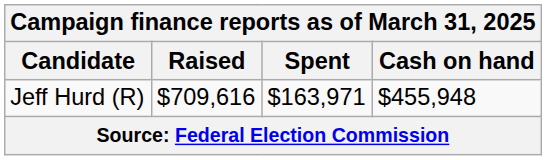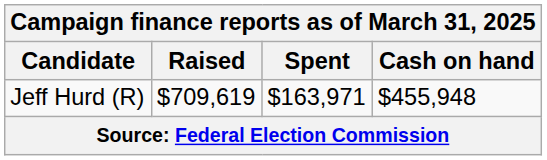(206, 97) $709,616 -> (206, 97) $709,619
